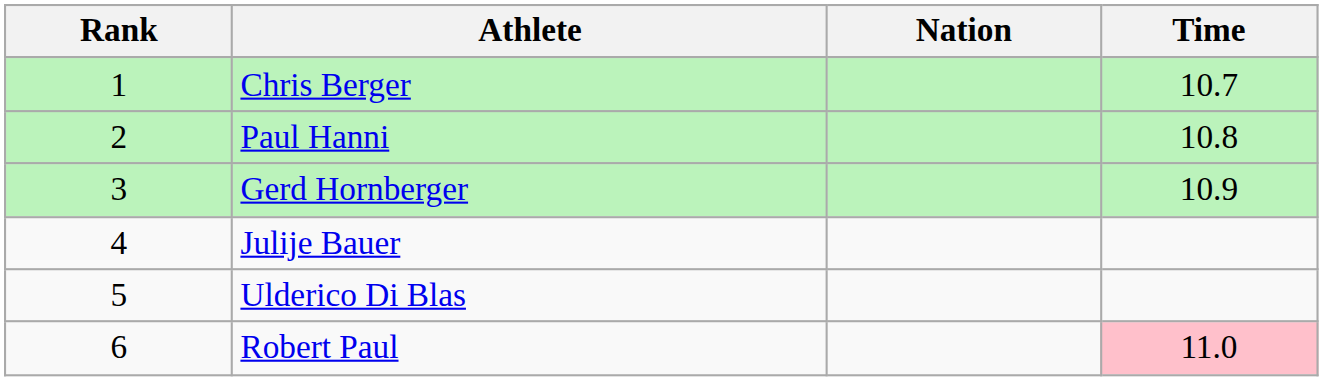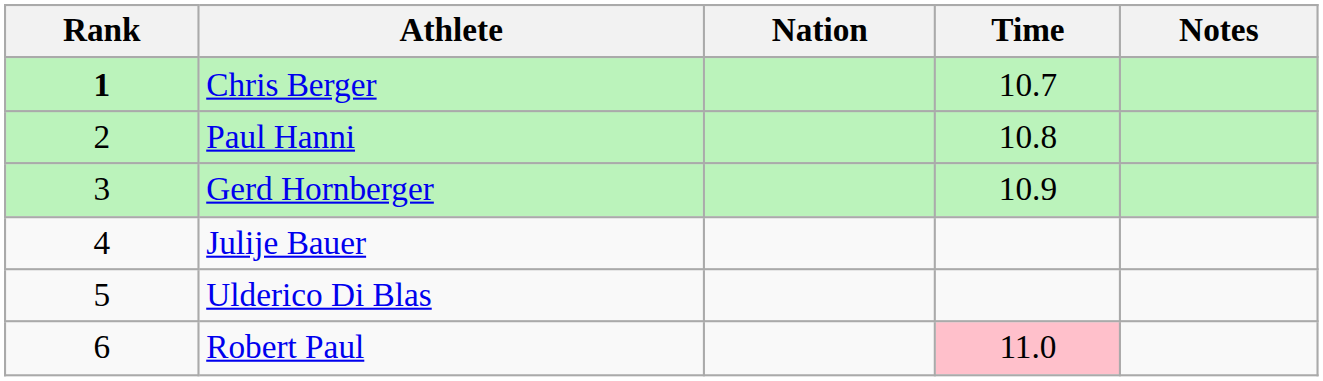+ column: (1219, 30)
(119, 83) normal -> (102, 83) bold
